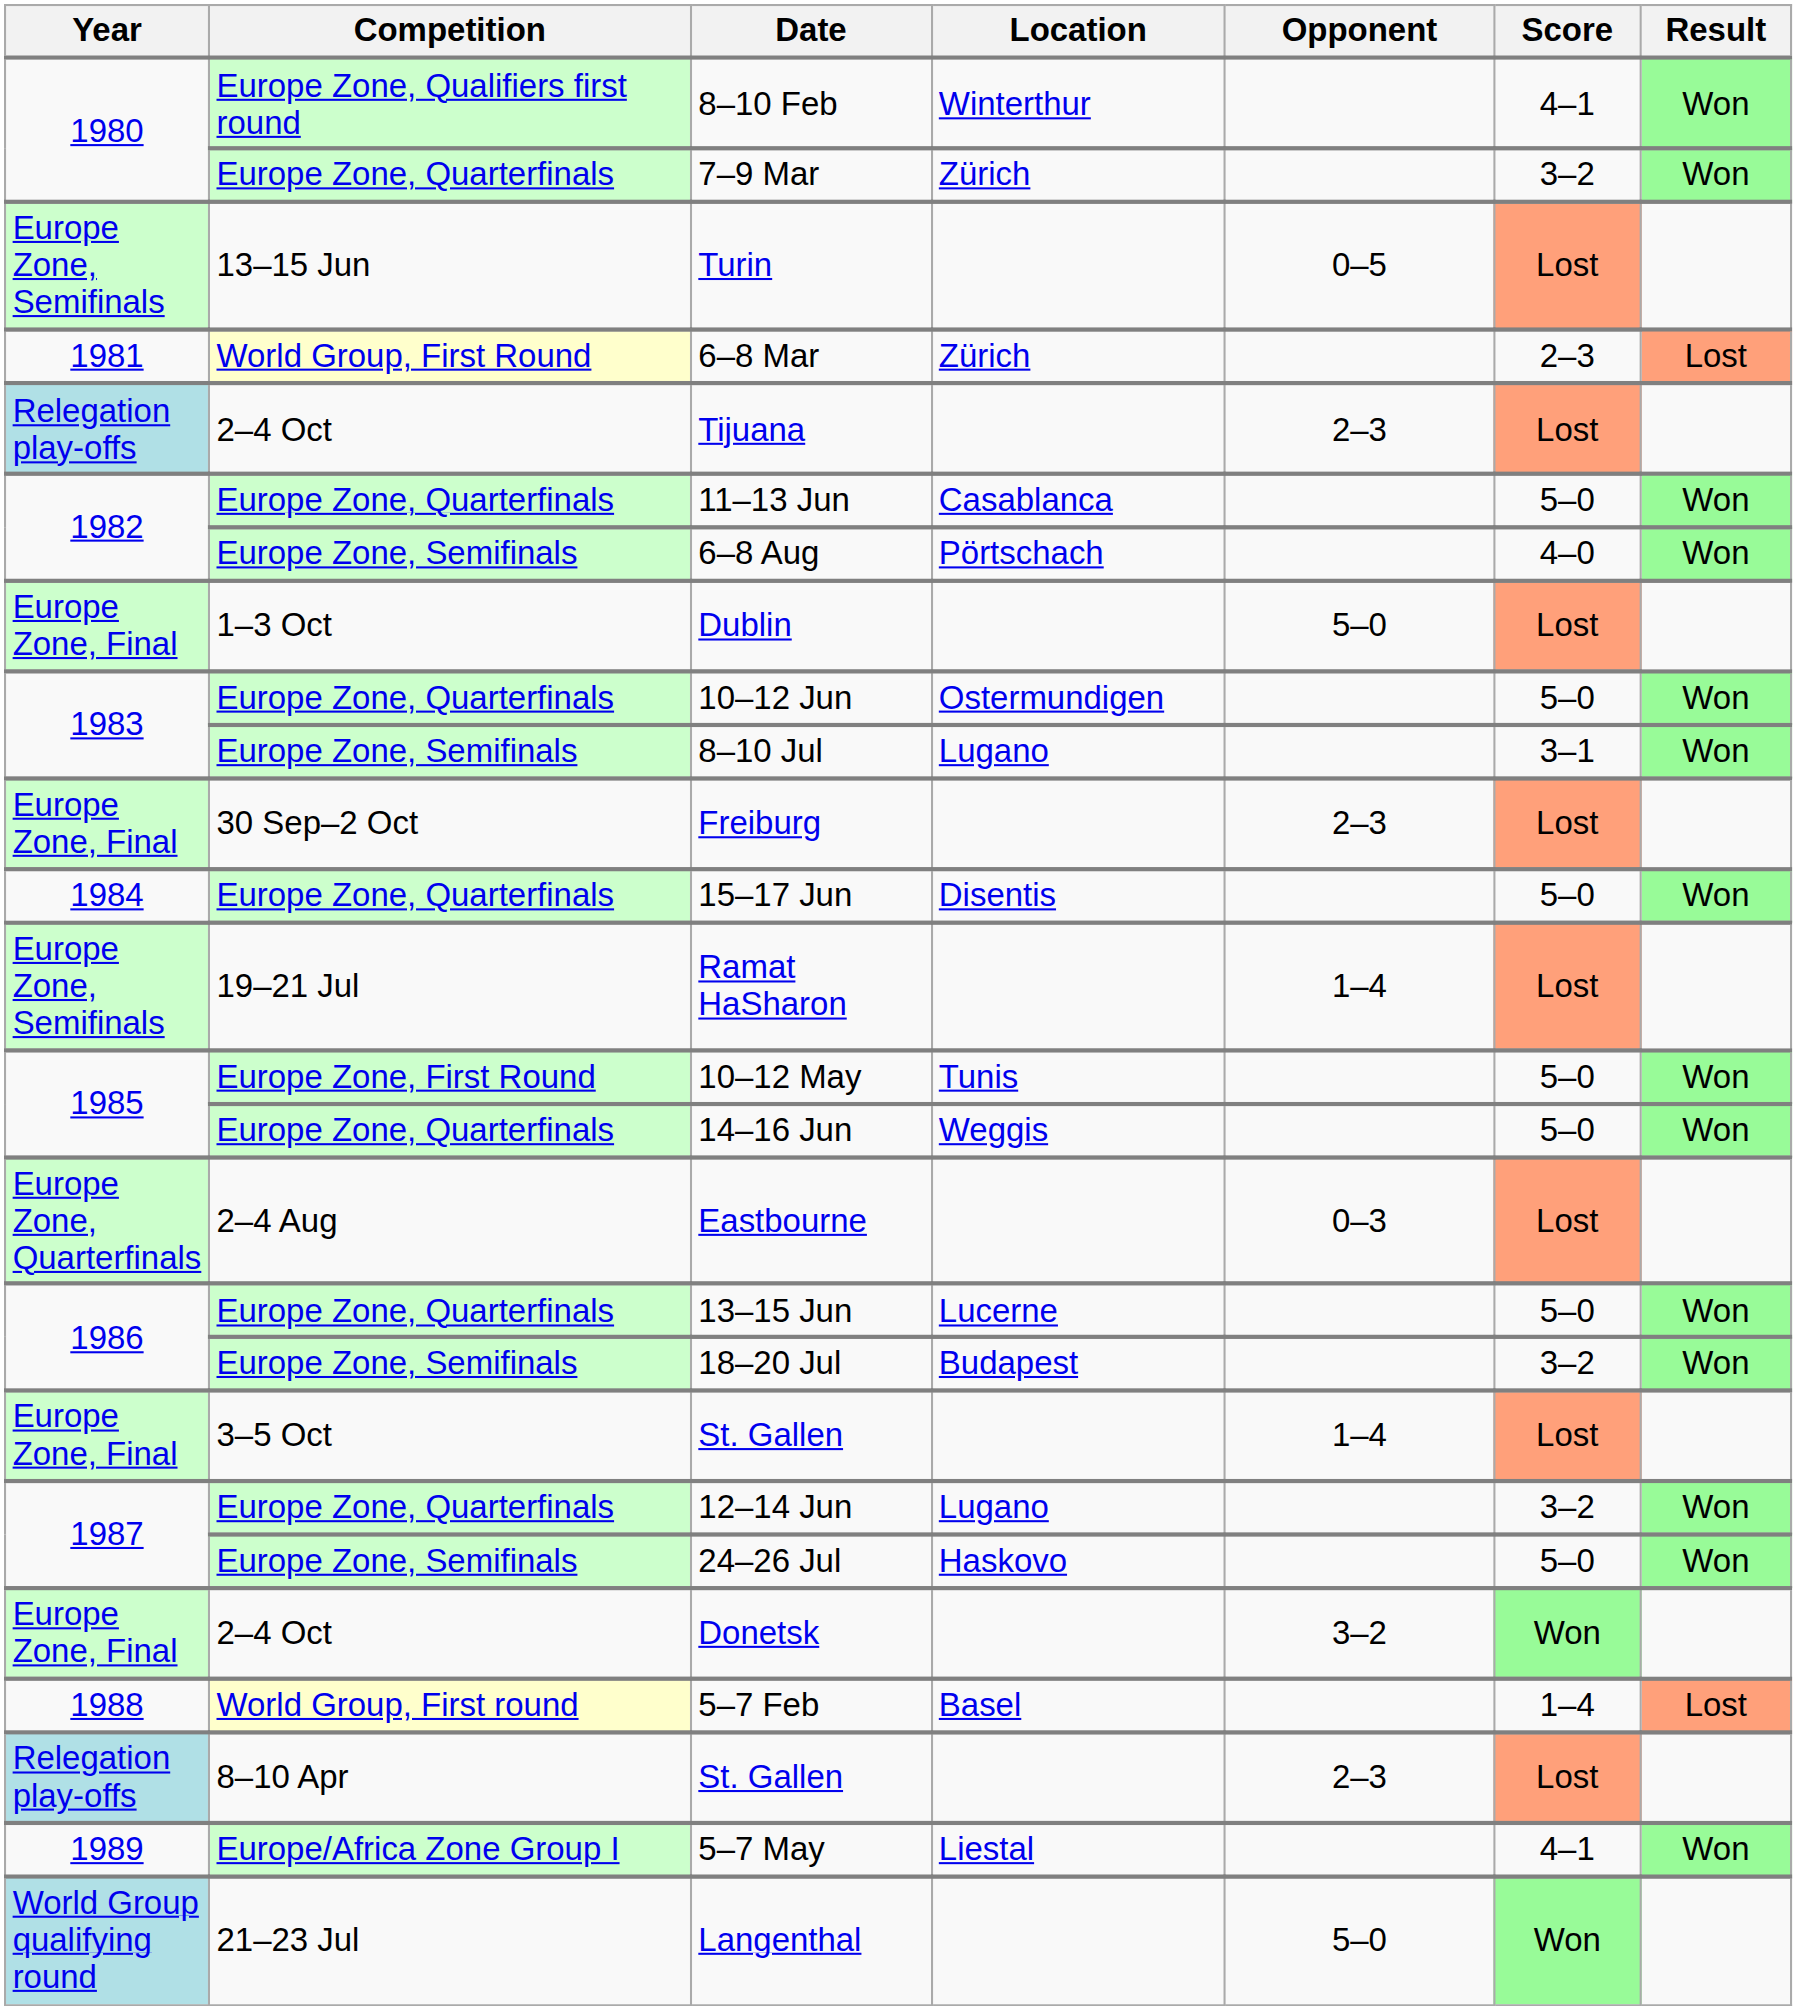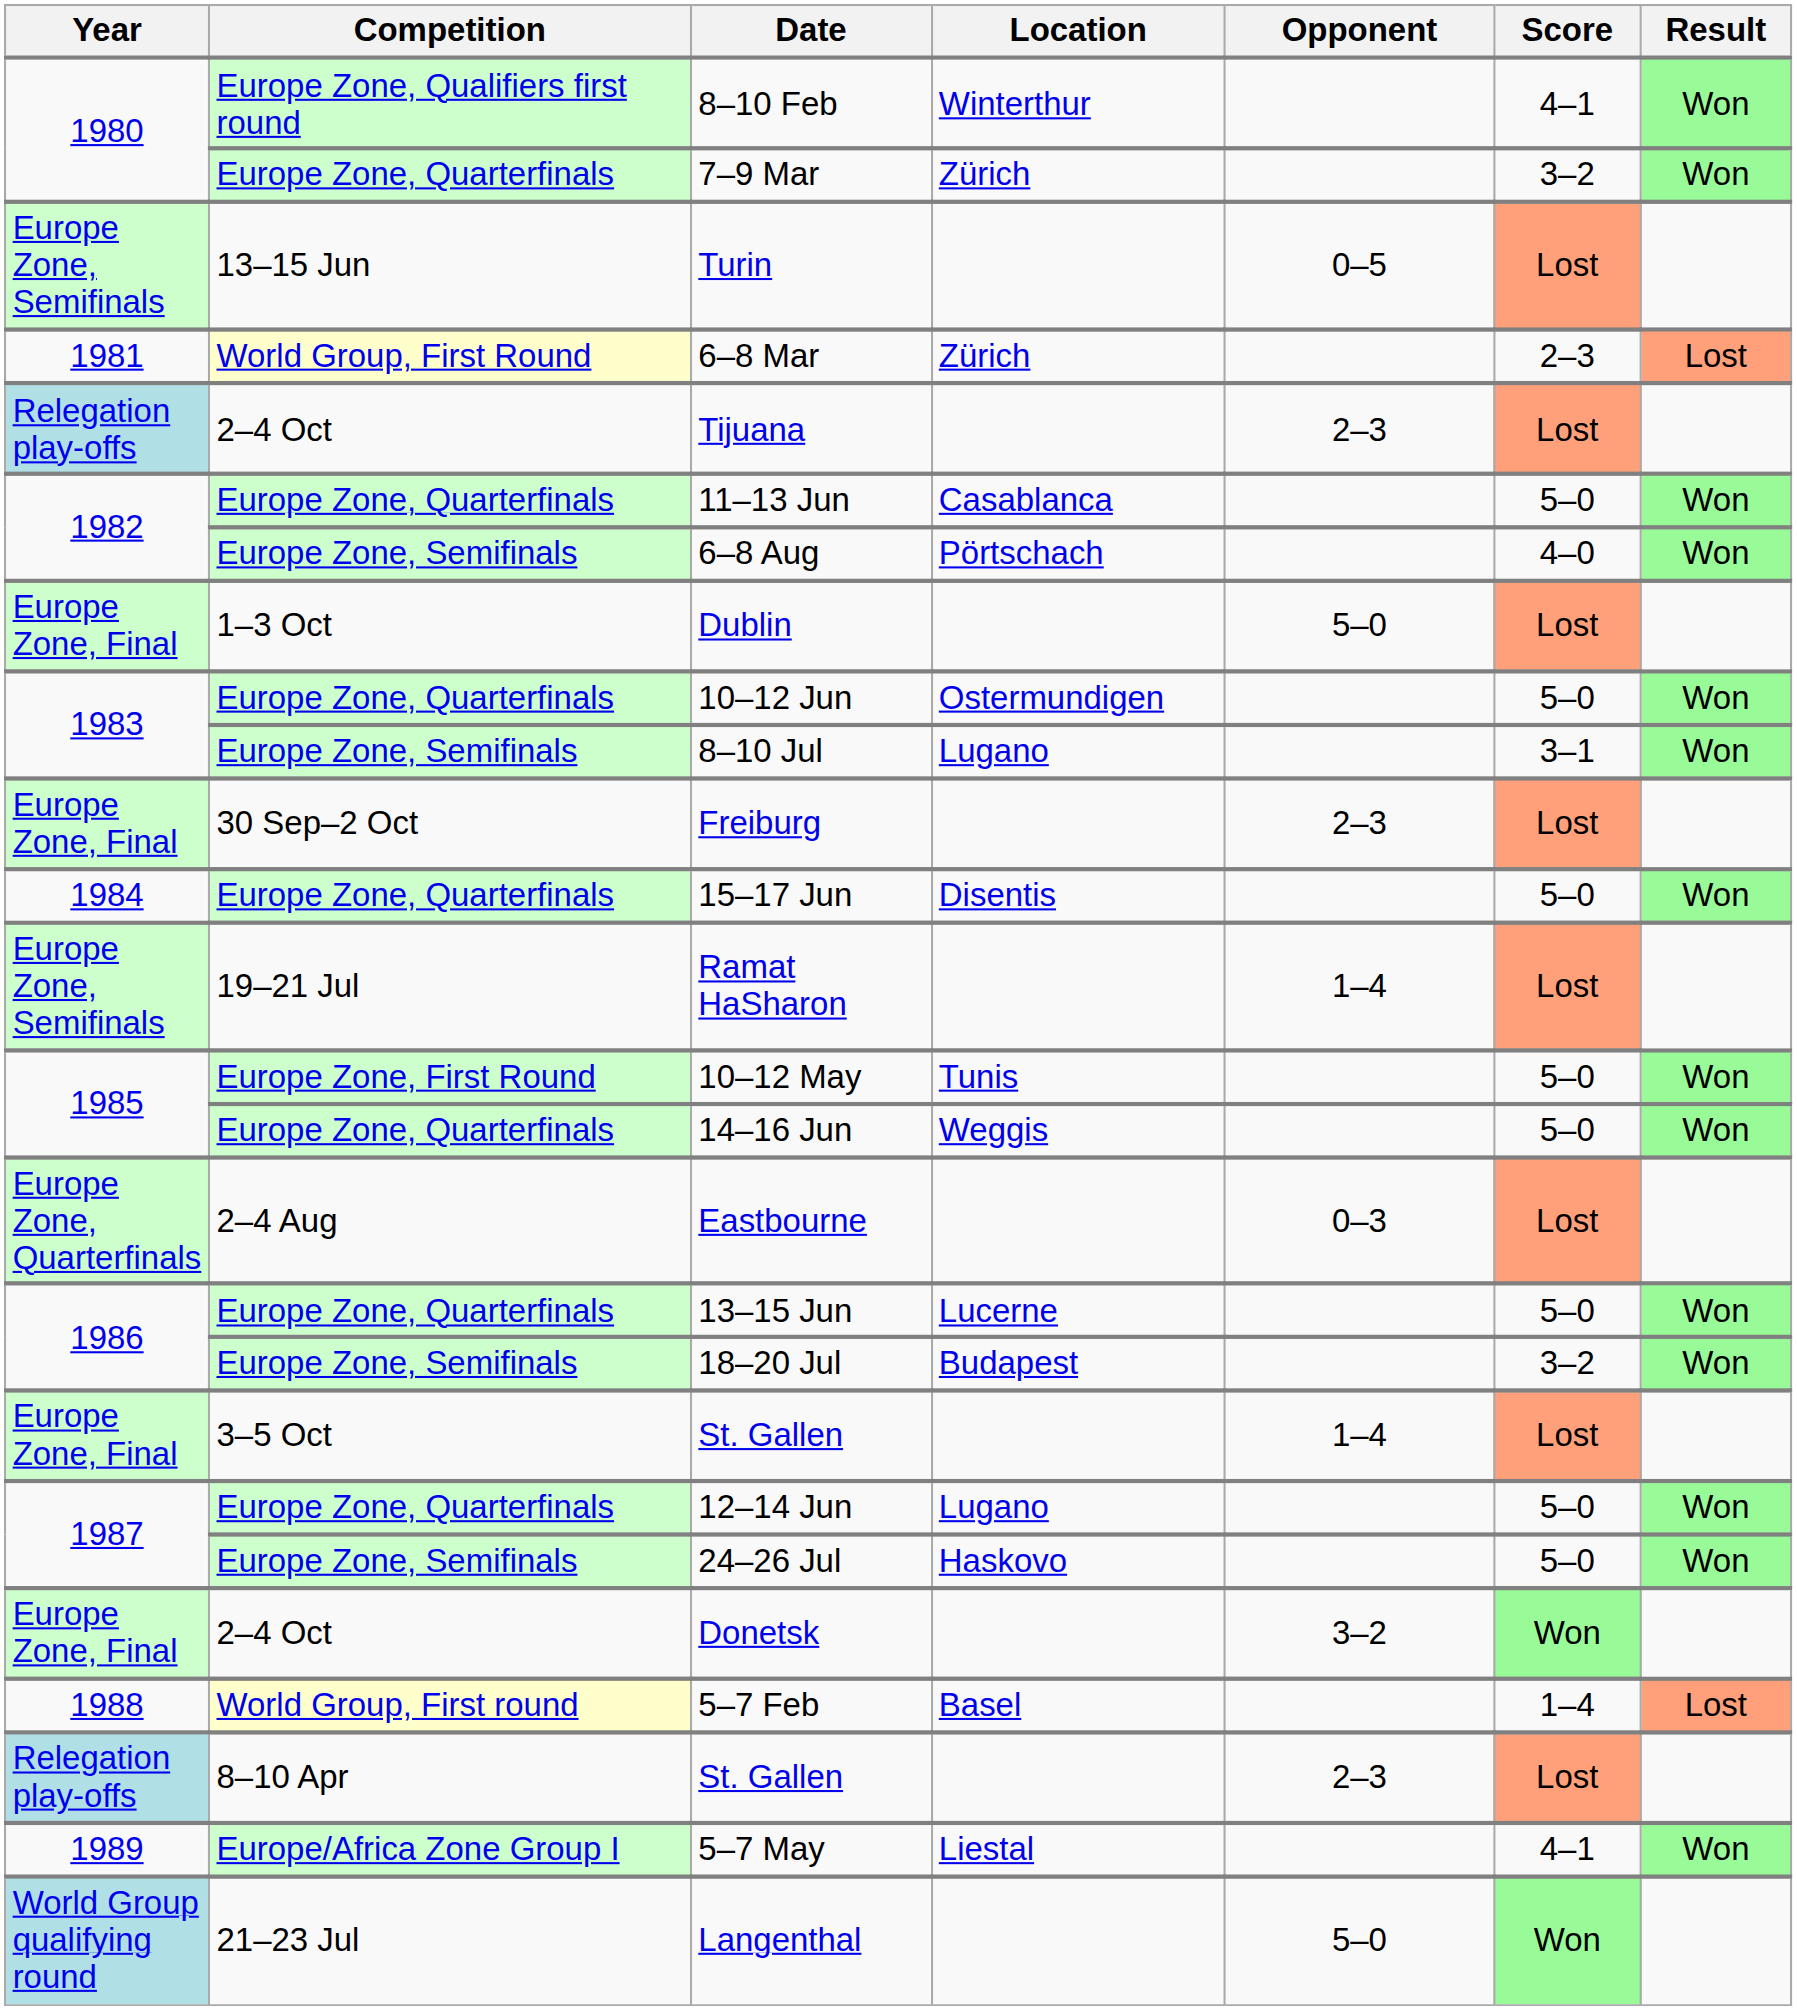(1567, 1507) 3–2 -> (1567, 1507) 5–0
